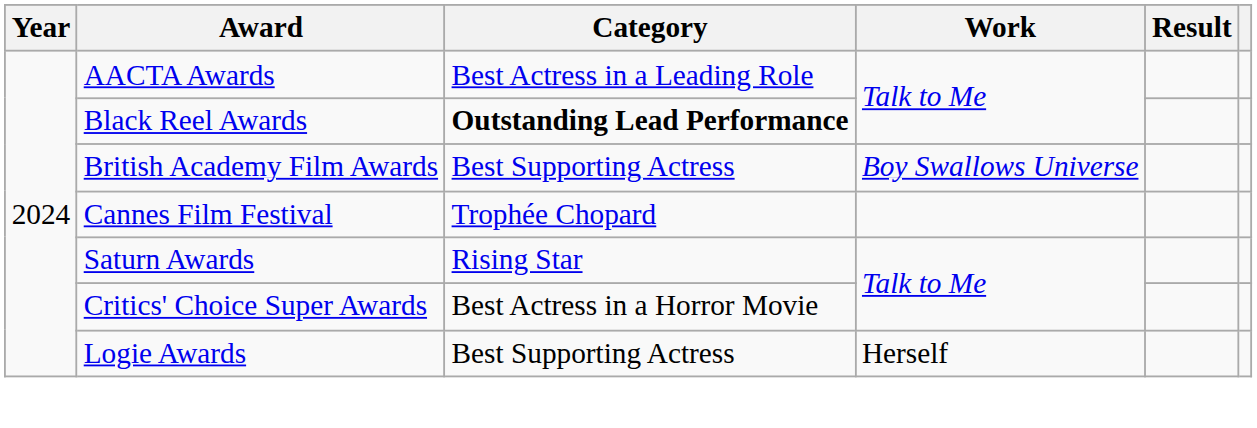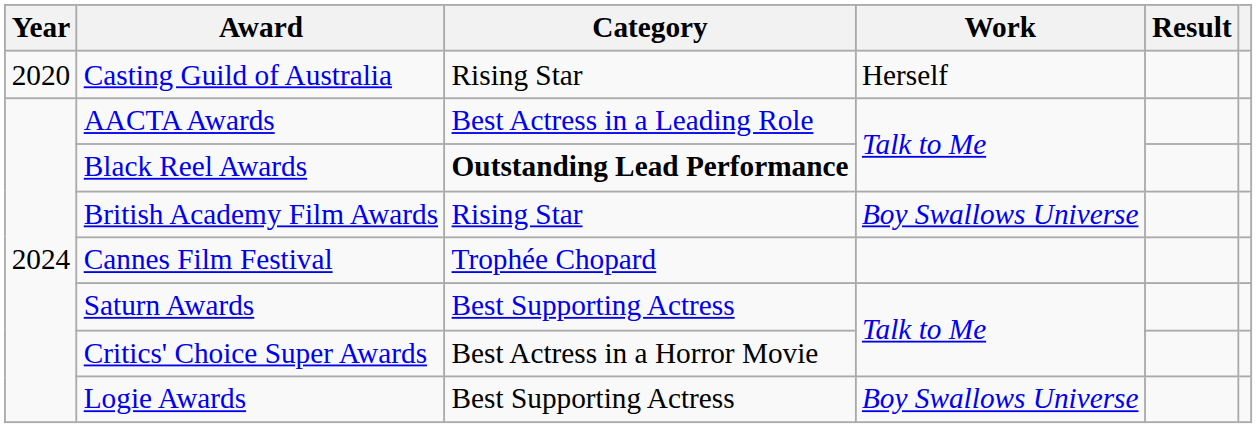+ row: (238, 74)
(593, 167) Best Supporting Actress -> (517, 213) Rising Star
(517, 259) Rising Star -> (593, 306) Best Supporting Actress
(905, 352) Herself -> (1000, 399) Boy Swallows Universe
